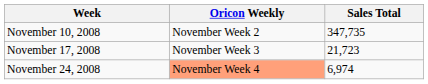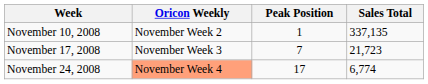+ column: (299, 13)
(346, 32) 347,735 -> (369, 32) 337,135
(340, 69) 6,974 -> (363, 69) 6,774
